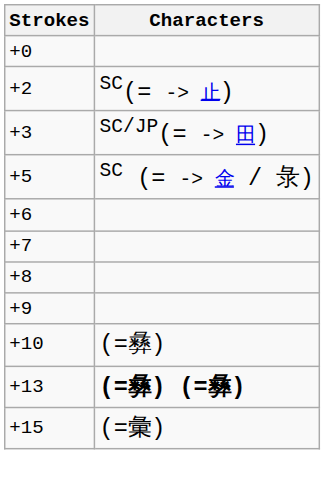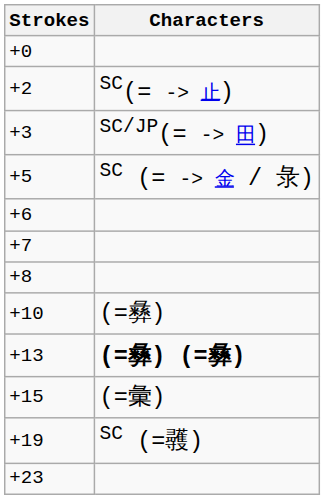- row: (21, 308)
+ row: (26, 441)
+ row: (26, 479)
